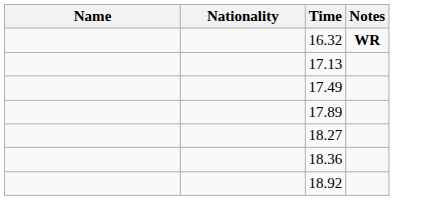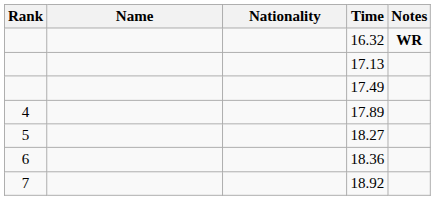+ column: (25, 16)
